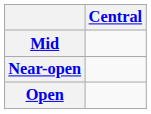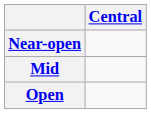rows swapped: (45, 43) <-> (45, 69)
